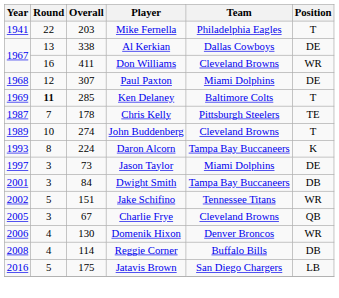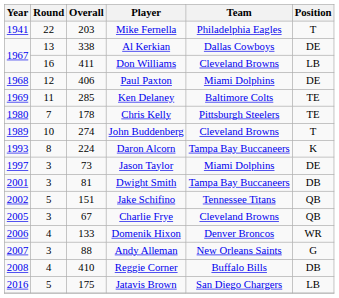(313, 64) WR -> (313, 64) LB
(86, 81) 307 -> (86, 81) 406
(49, 98) bold -> (49, 98) normal
(313, 98) T -> (313, 98) TE
(18, 115) 1987 -> (18, 115) 1980
(86, 183) 84 -> (86, 183) 81
(313, 200) WR -> (313, 200) QB
(86, 234) 130 -> (86, 234) 133
+ row: (146, 251)
(86, 251) 114 -> (86, 268) 410
